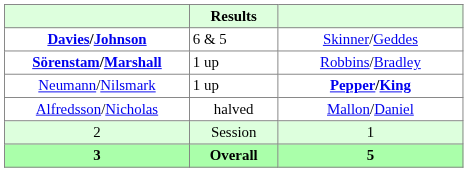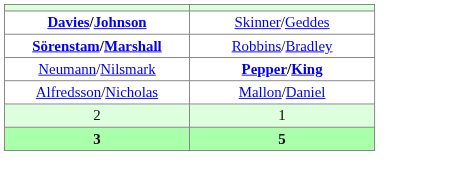- column: (234, 16)
